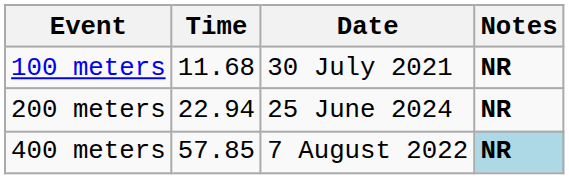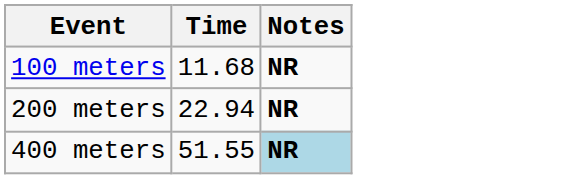- column: (368, 26)
(216, 152) 57.85 -> (216, 152) 51.55
